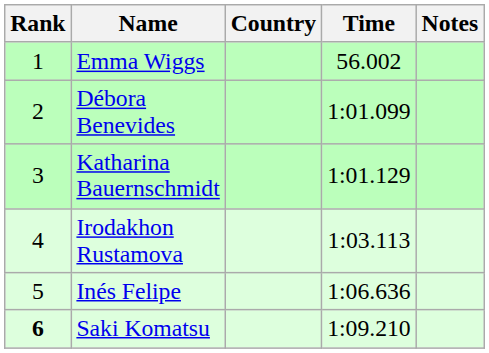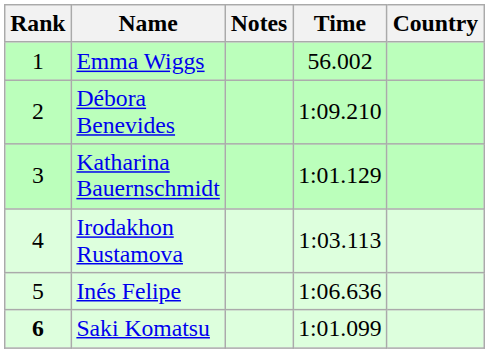columns swapped: (273, 23) <-> (450, 23)
(369, 111) 1:01.099 -> (340, 111) 1:09.210
(369, 328) 1:09.210 -> (340, 328) 1:01.099
